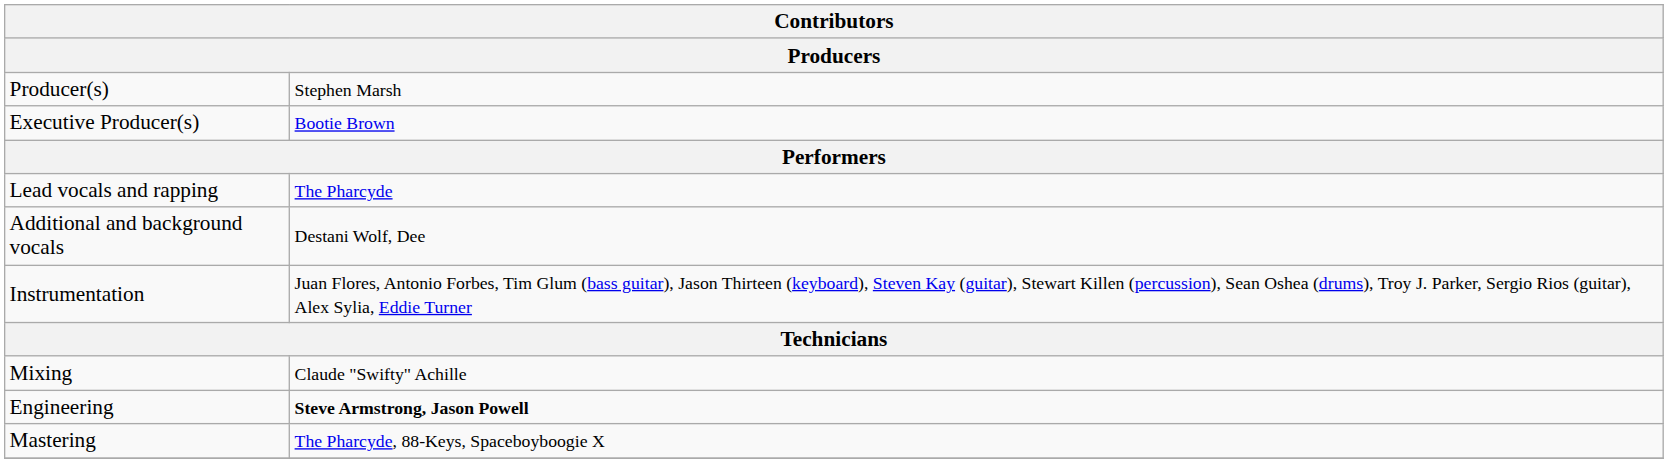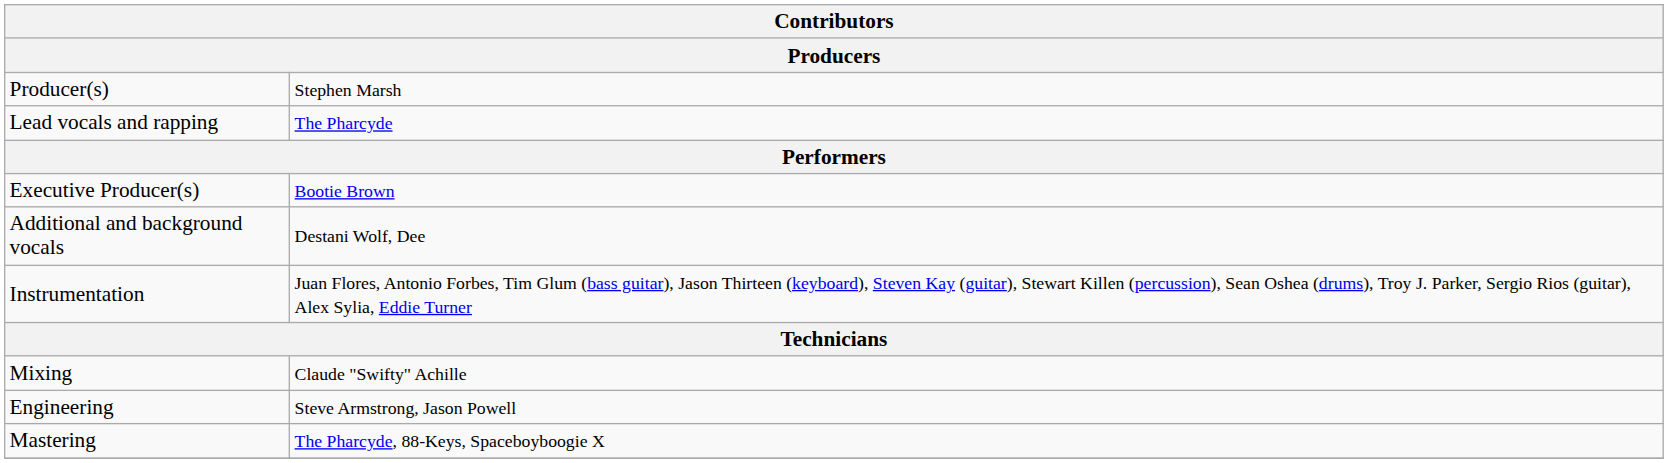rows swapped: (104, 122) <-> (114, 190)
(412, 406) bold -> (405, 408) normal
